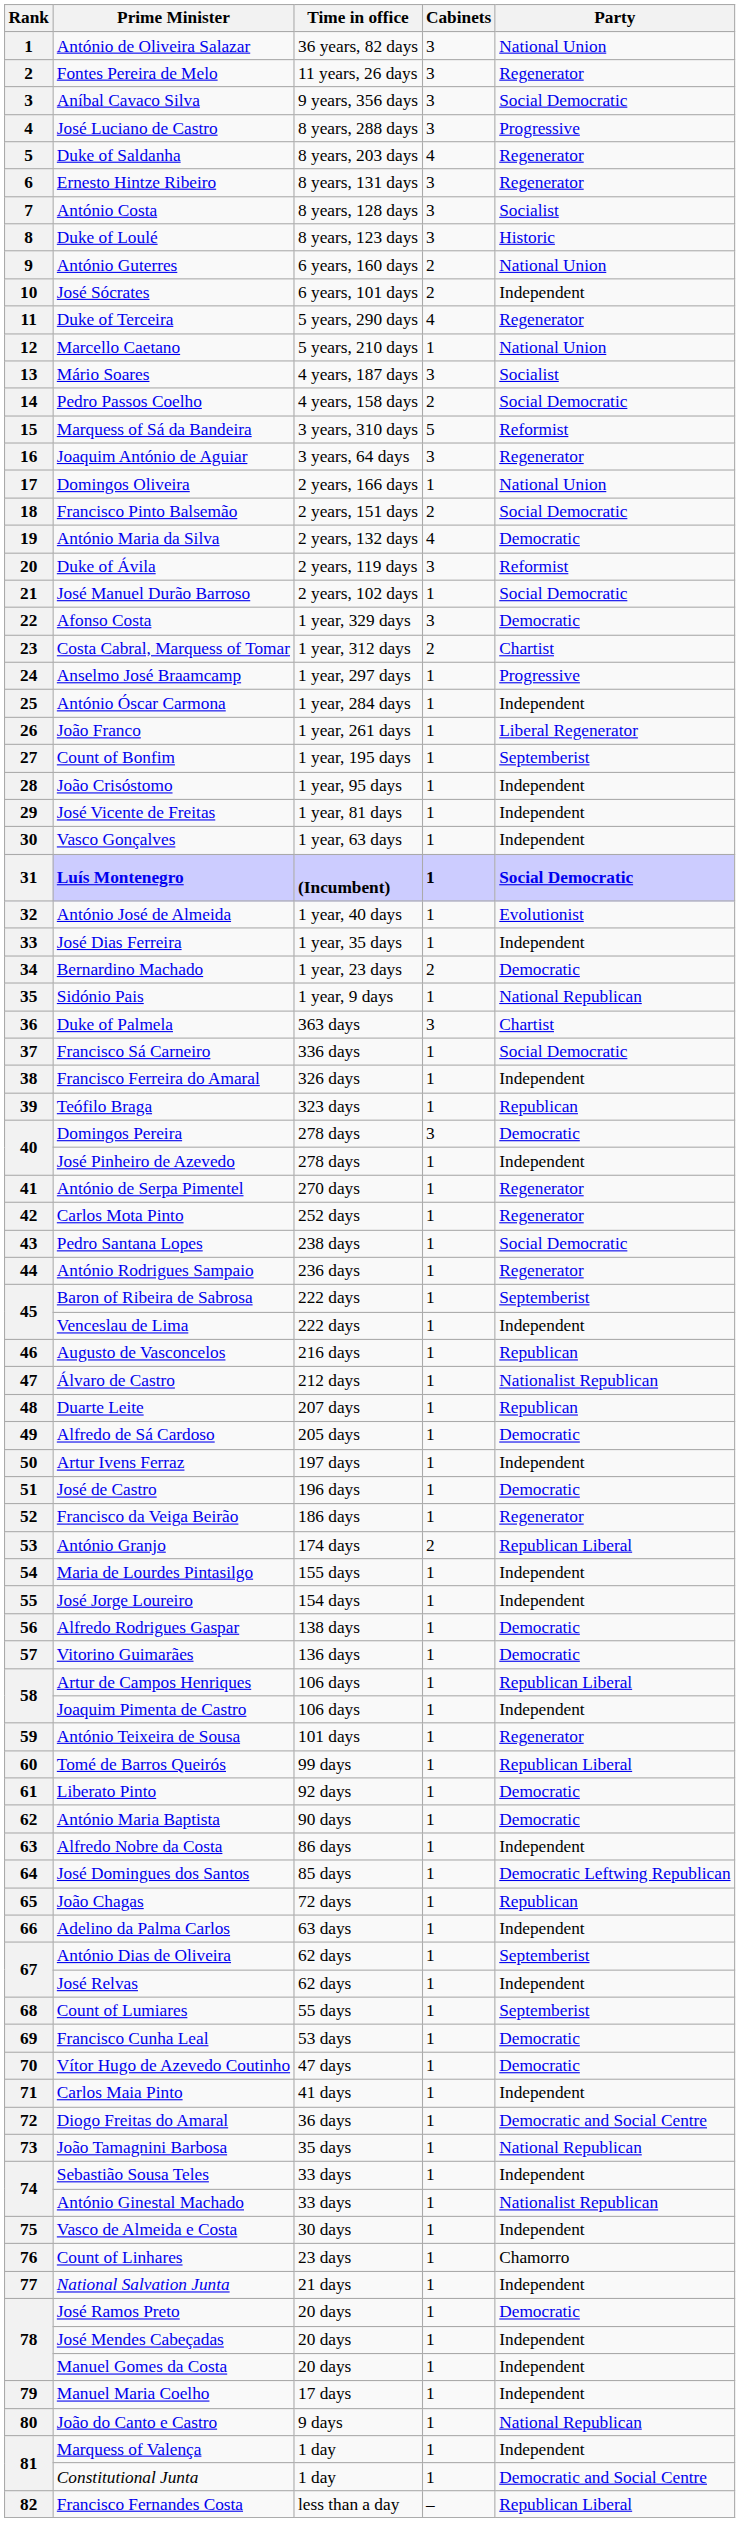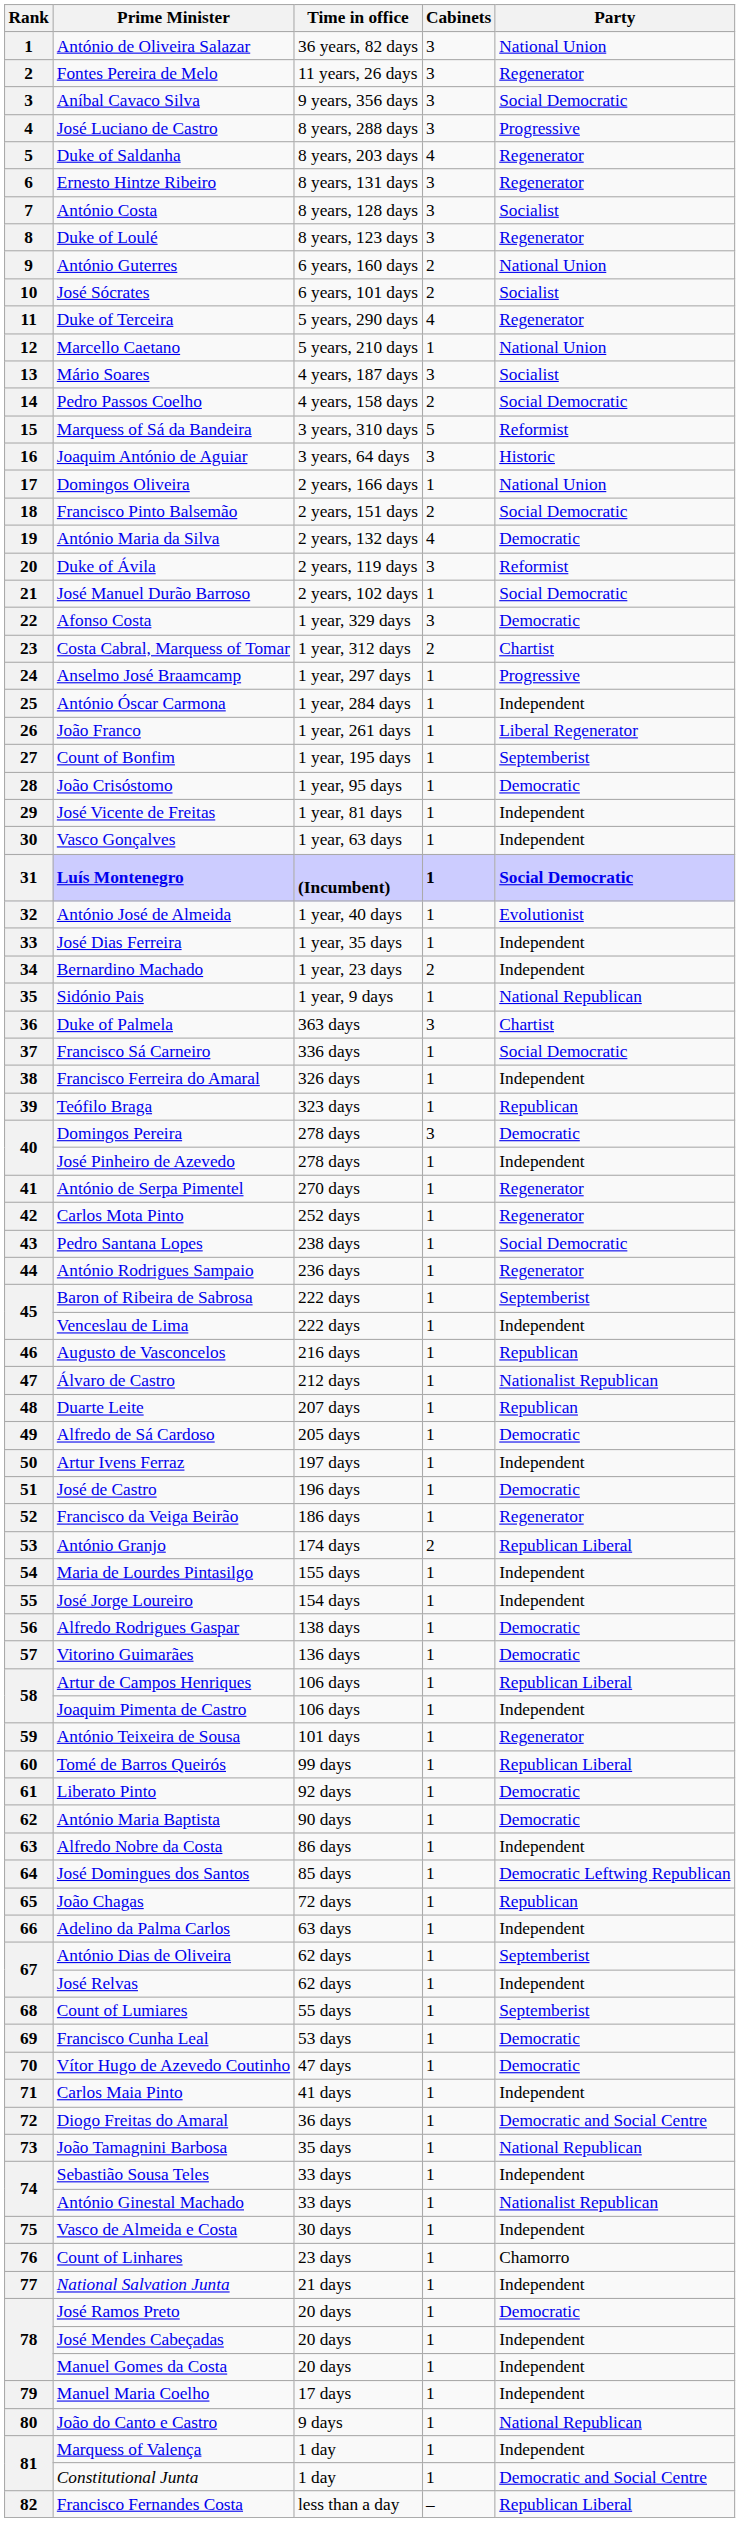(527, 237) Historic -> (541, 237) Regenerator
(542, 292) Independent -> (529, 292) Socialist
(541, 456) Regenerator -> (527, 456) Historic
(542, 785) Independent -> (540, 785) Democratic
(540, 969) Democratic -> (542, 969) Independent
